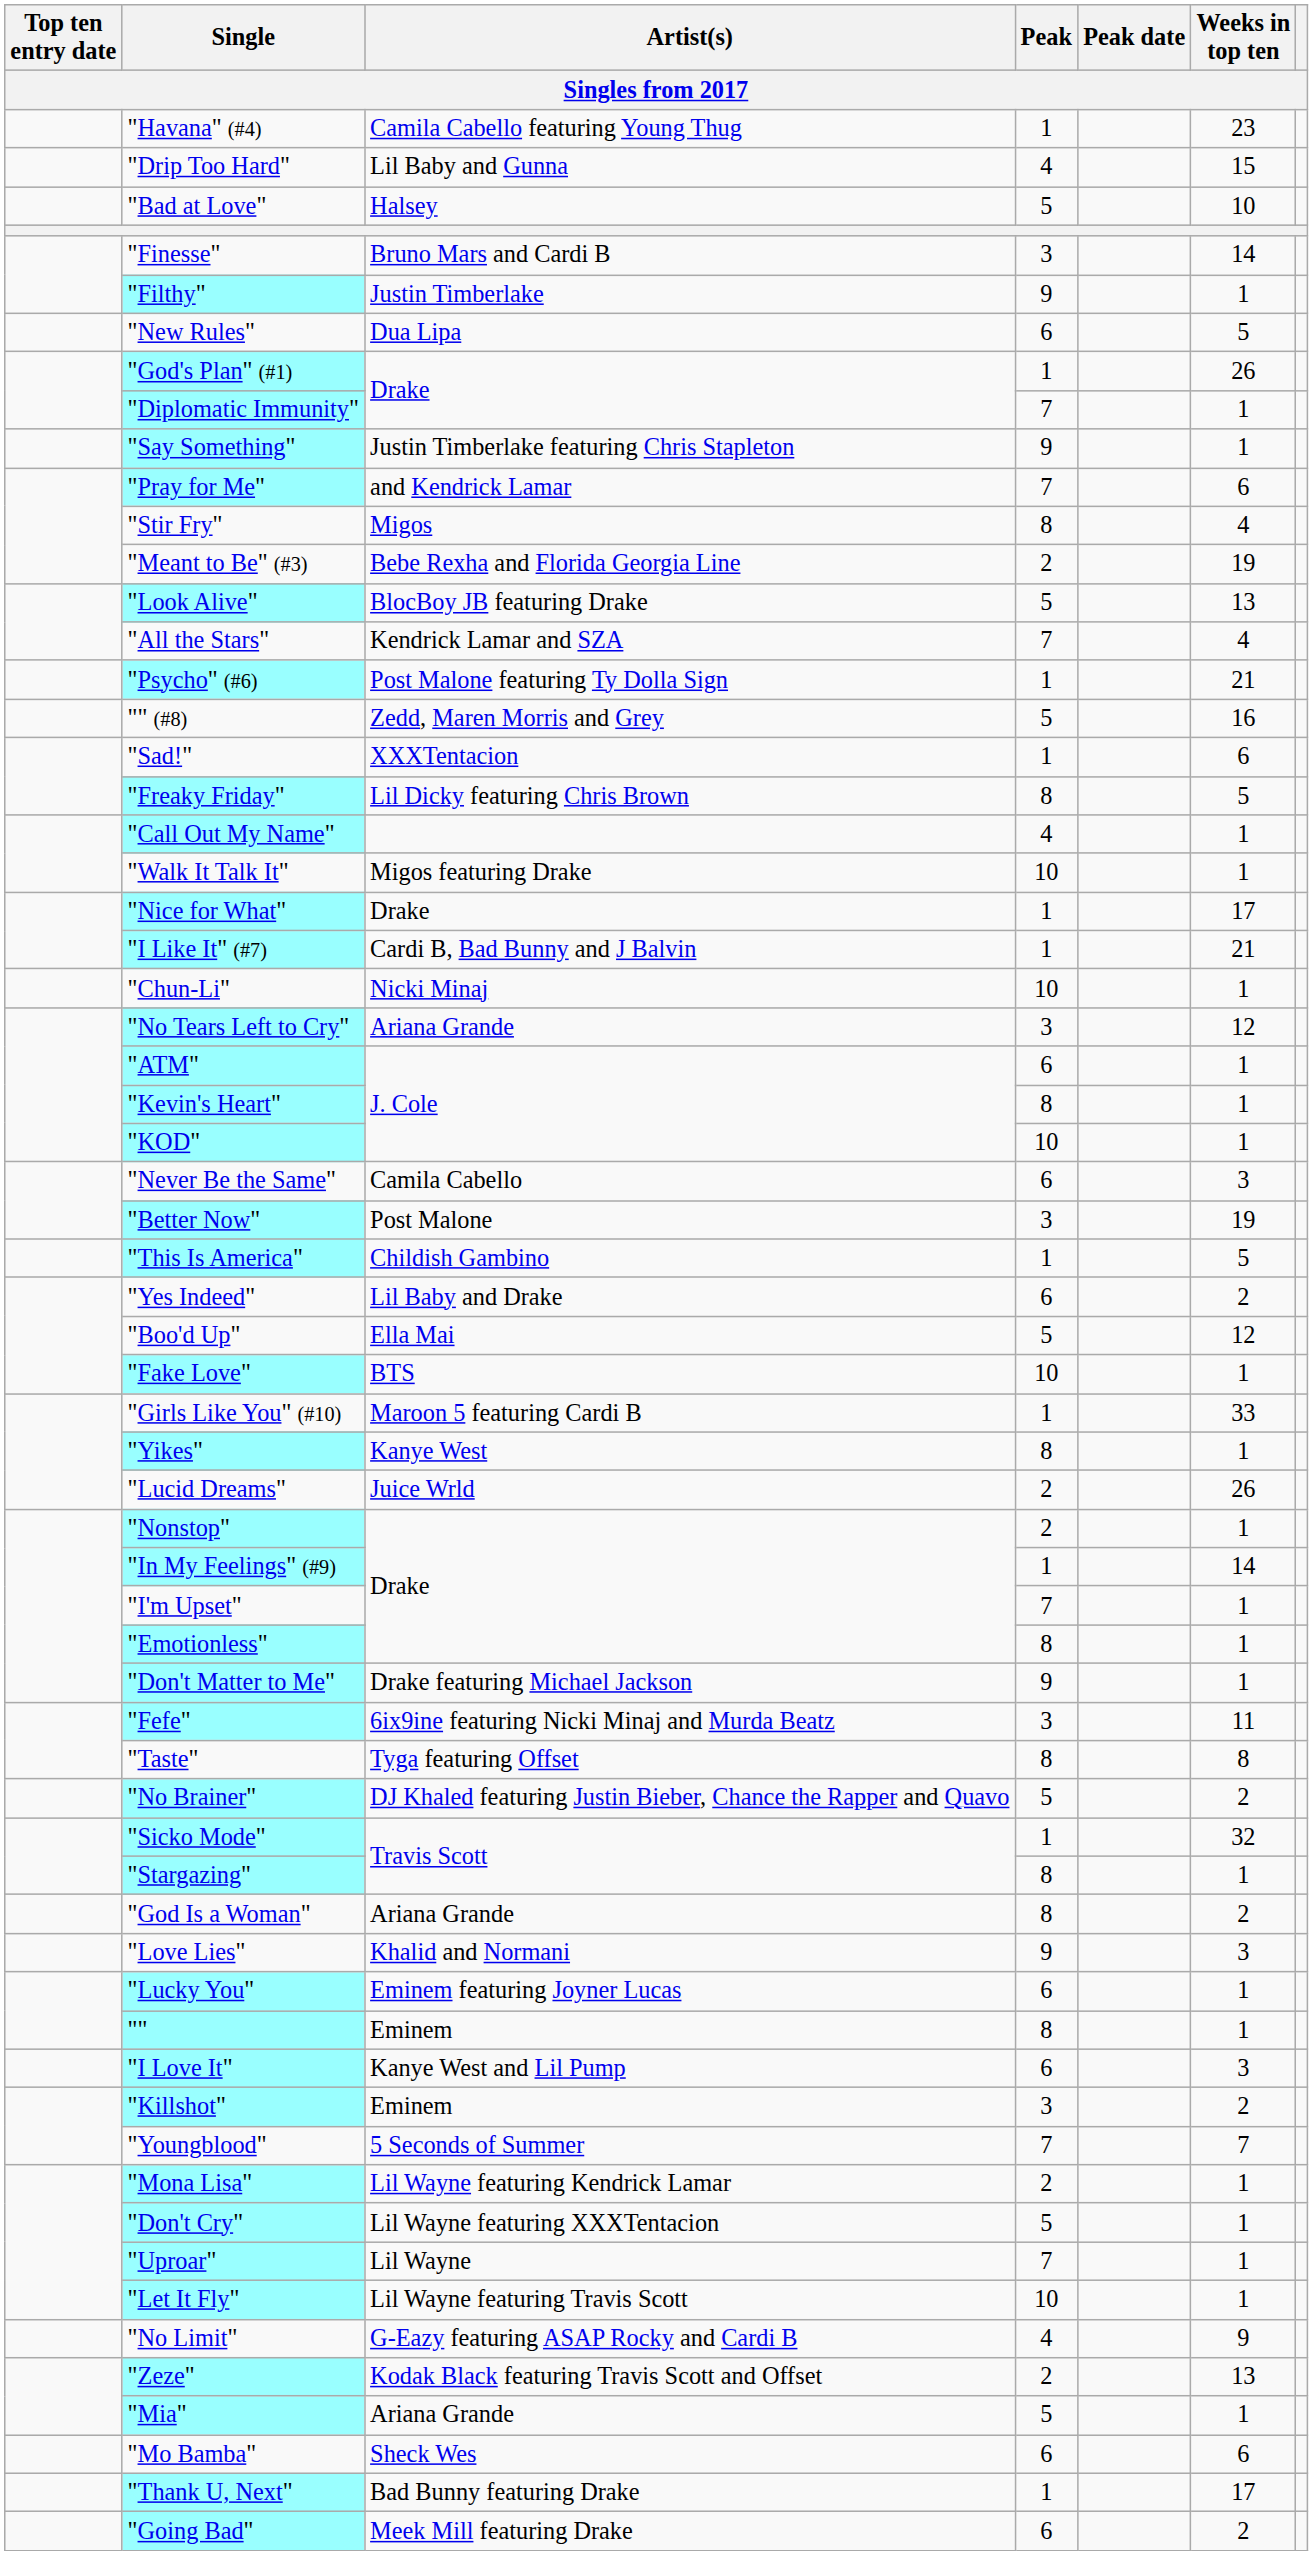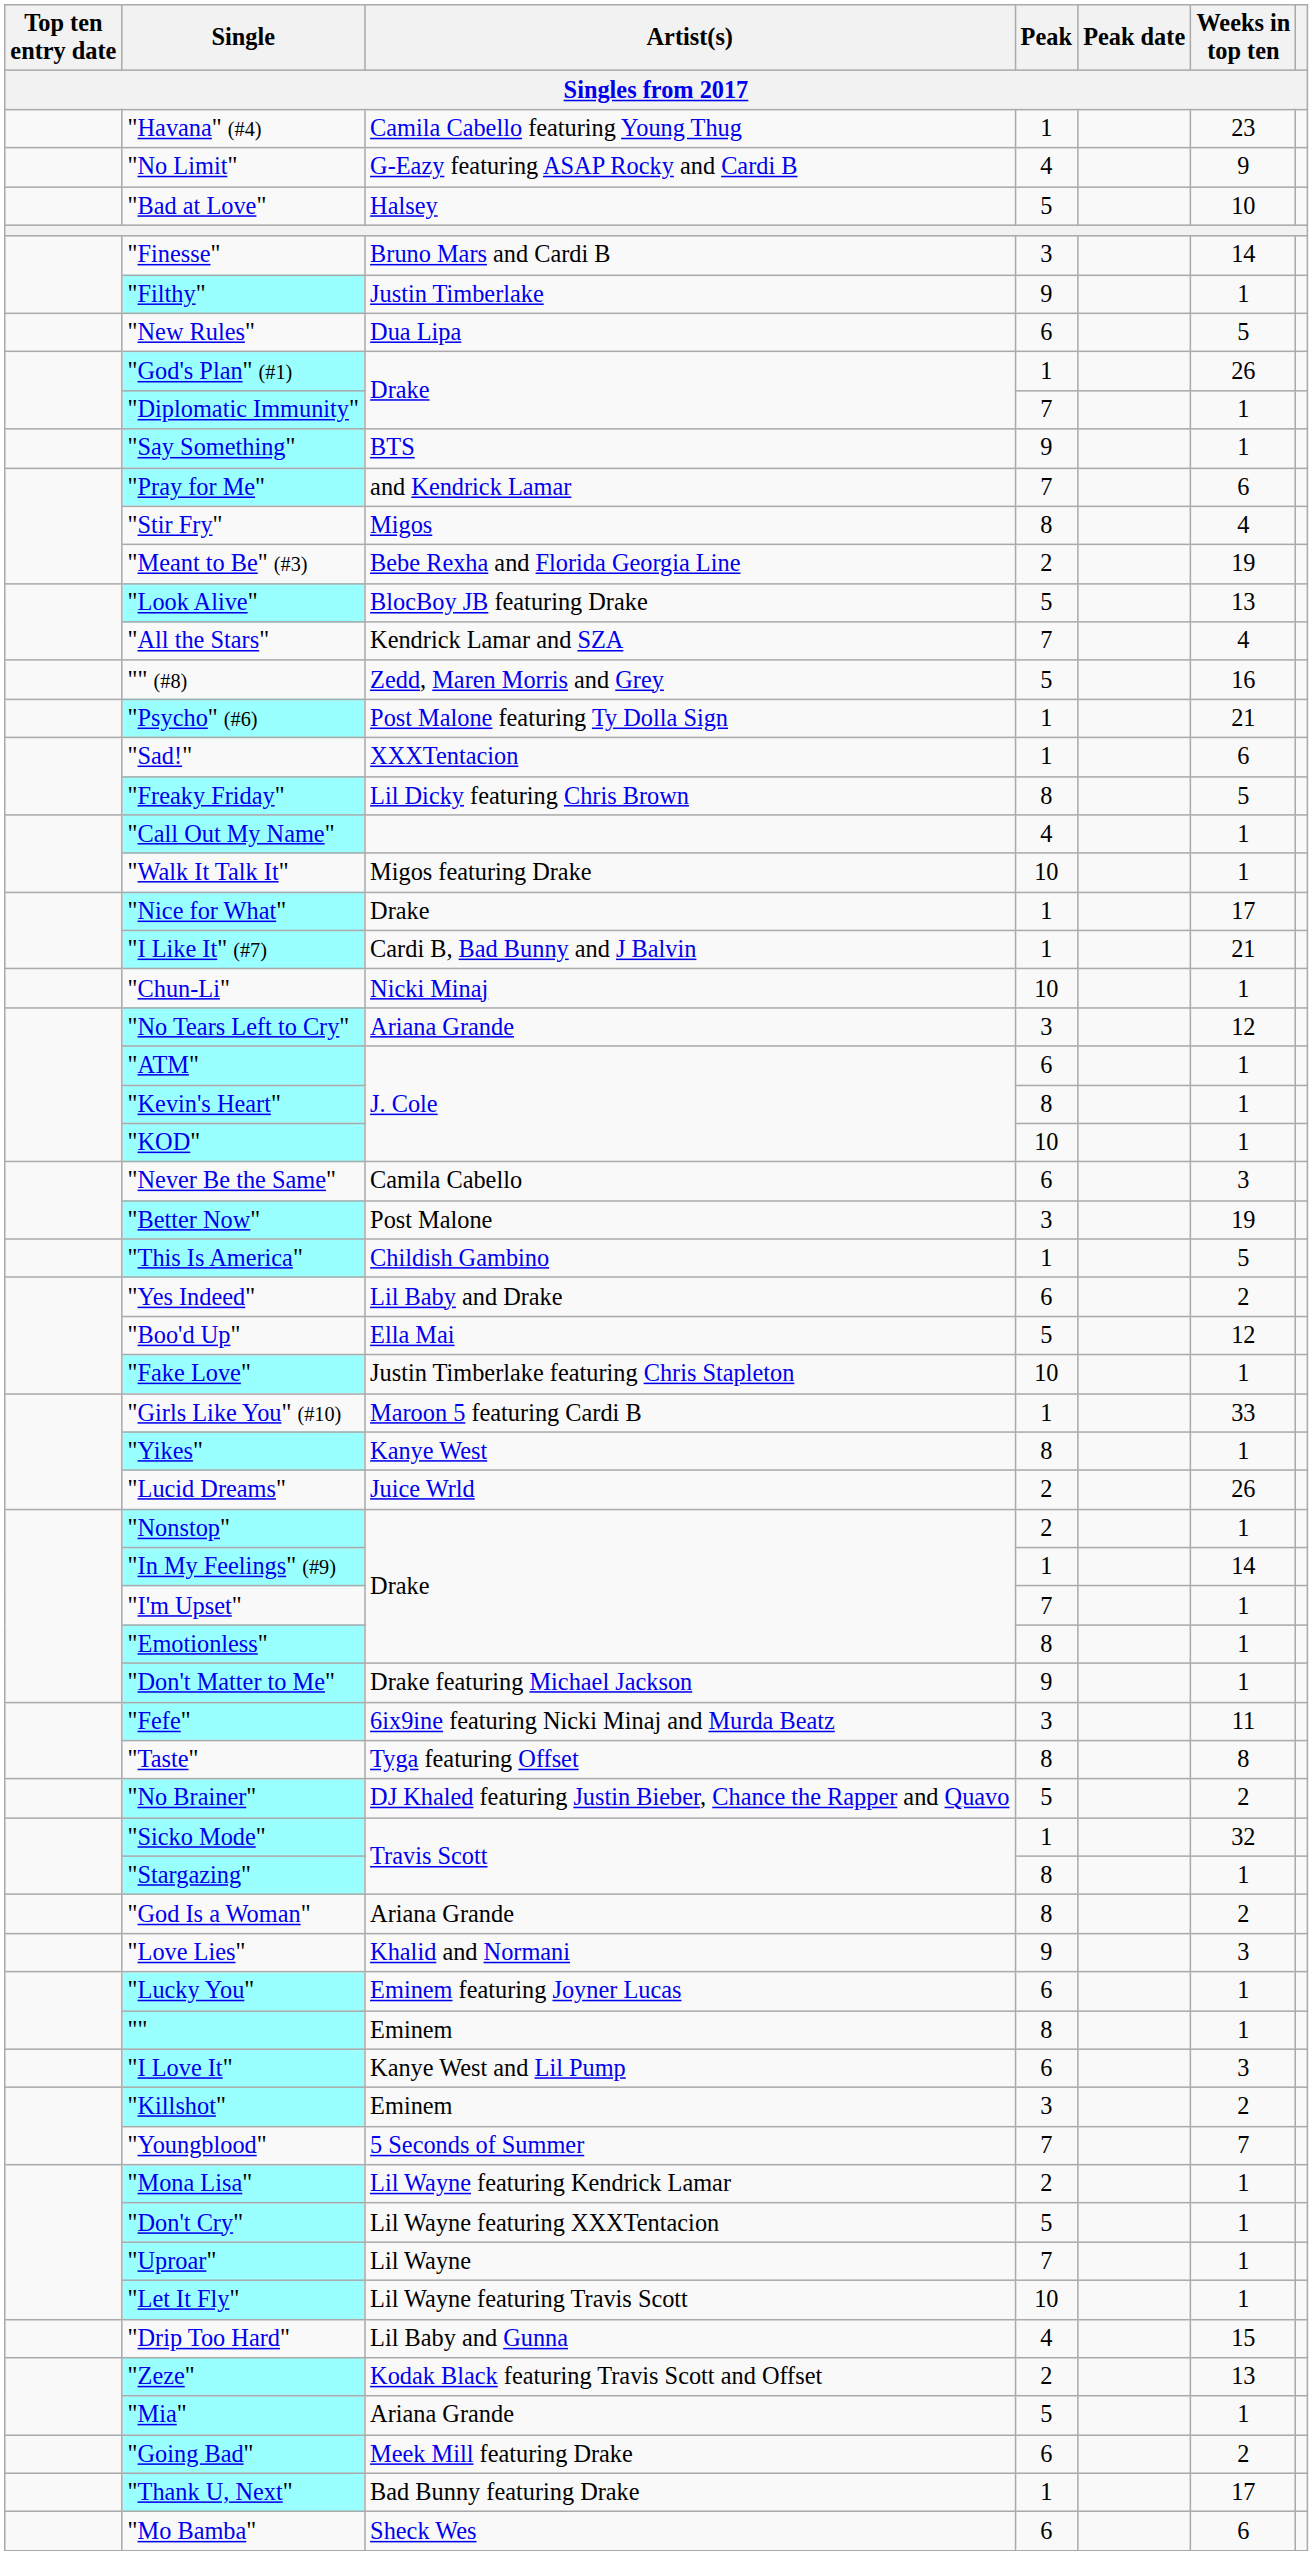rows swapped: (182, 2337) <-> (209, 166)
(582, 448) Justin Timberlake featuring Chris Stapleton -> (392, 448) BTS
rows swapped: (193, 679) <-> (157, 718)
(392, 1373) BTS -> (582, 1373) Justin Timberlake featuring Chris Stapleton
rows swapped: (192, 2453) <-> (191, 2530)
